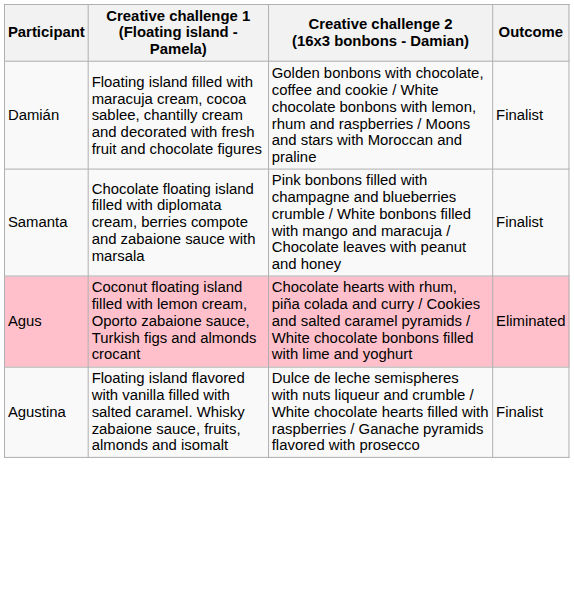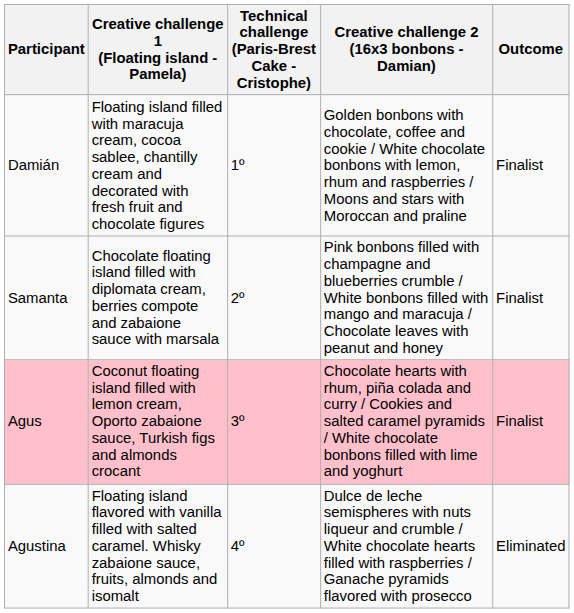+ column: (274, 49)
(531, 321) Eliminated -> (520, 421) Finalist
(520, 412) Finalist -> (531, 545) Eliminated
